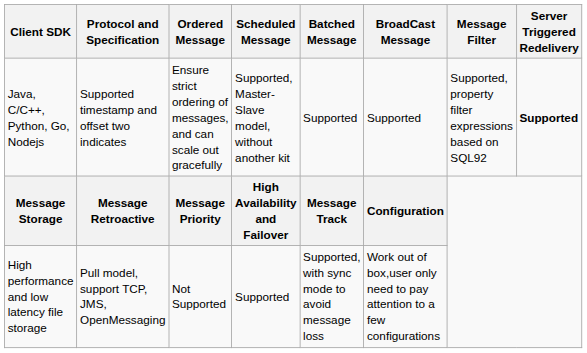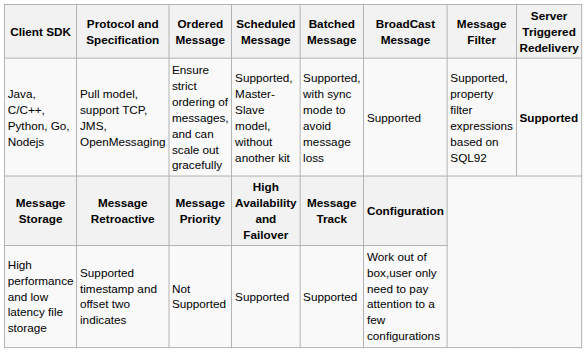(118, 118) Supported timestamp and offset two indicates -> (123, 118) Pull model, support TCP, JMS, OpenMessaging
(330, 118) Supported -> (332, 118) Supported, with sync mode to avoid message loss
(123, 297) Pull model, support TCP, JMS, OpenMessaging -> (118, 297) Supported timestamp and offset two indicates
(332, 297) Supported, with sync mode to avoid message loss -> (330, 297) Supported
